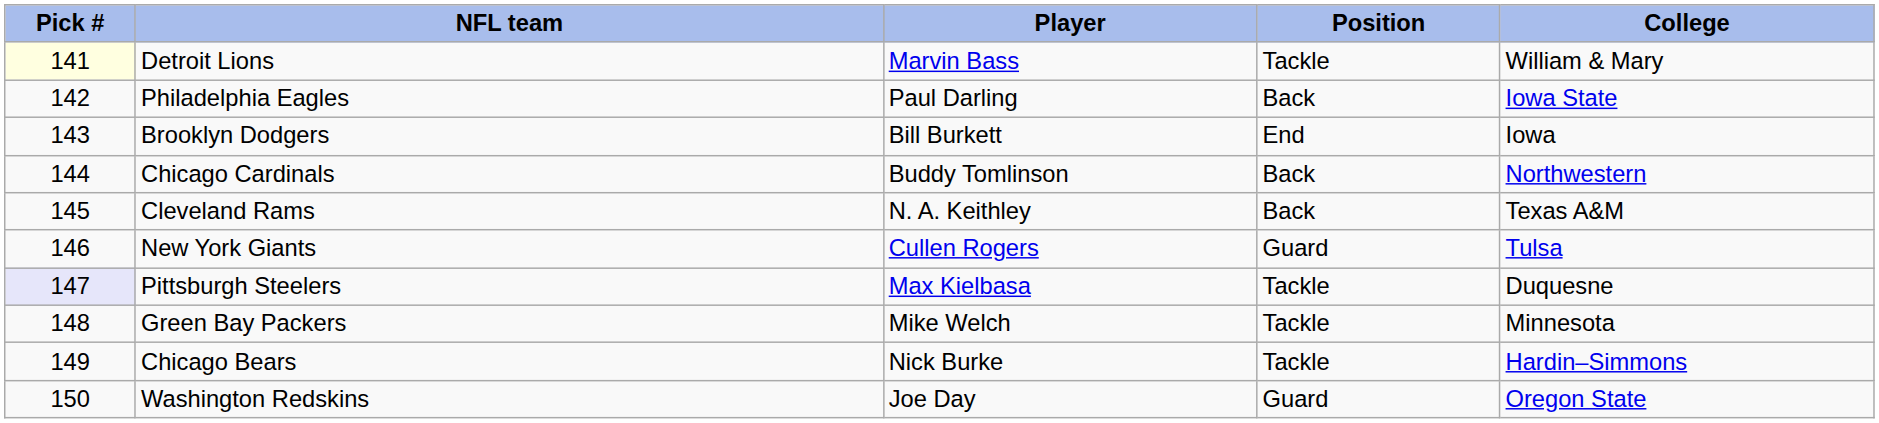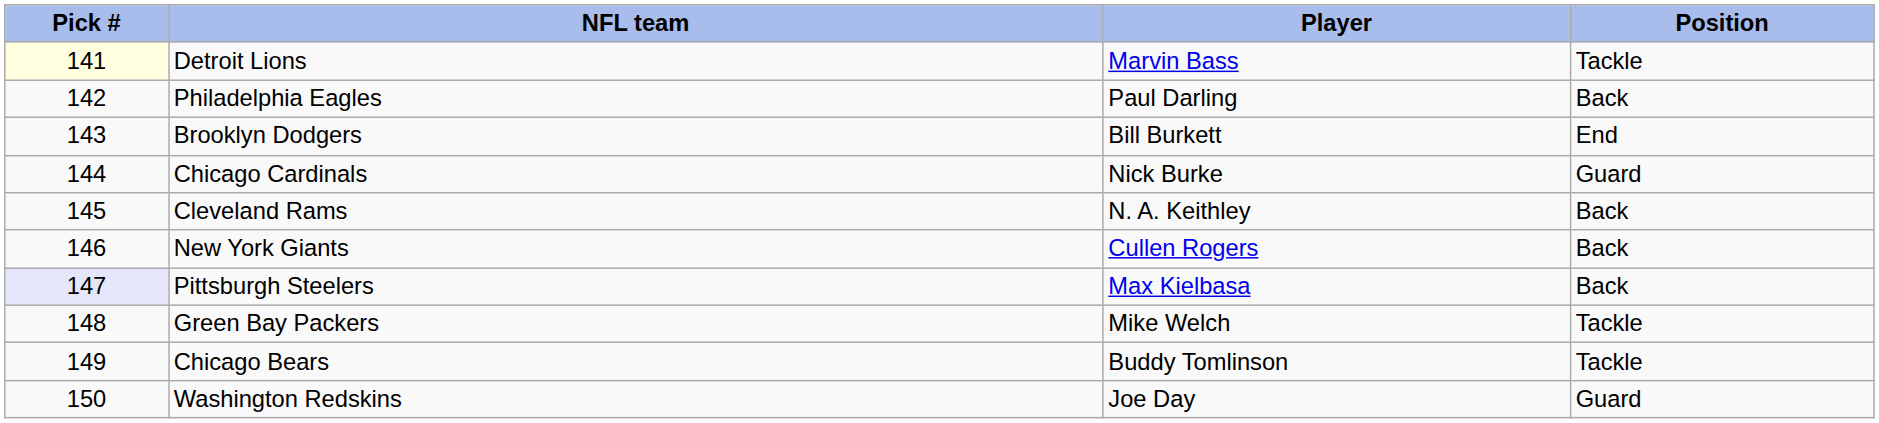- column: (1687, 23)
(979, 173) Buddy Tomlinson -> (1166, 173) Nick Burke
(1289, 173) Back -> (1609, 173) Guard
(1295, 248) Guard -> (1602, 248) Back
(1296, 286) Tackle -> (1602, 286) Back
(946, 361) Nick Burke -> (1198, 361) Buddy Tomlinson
